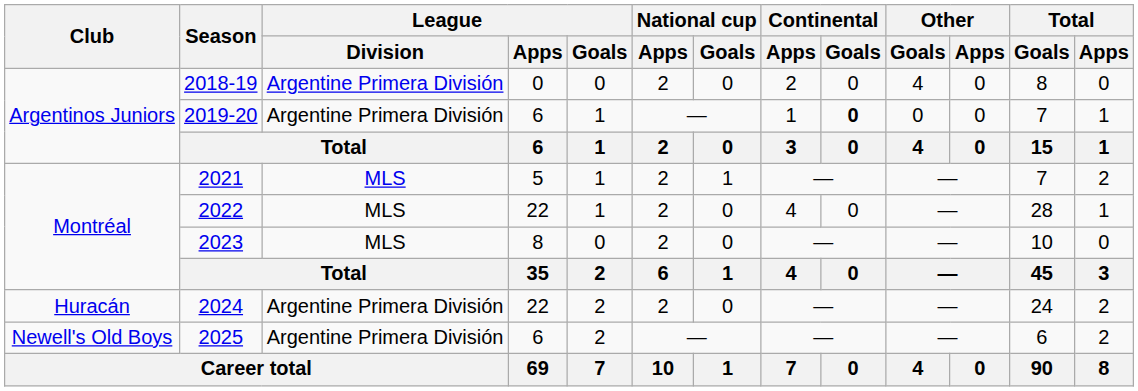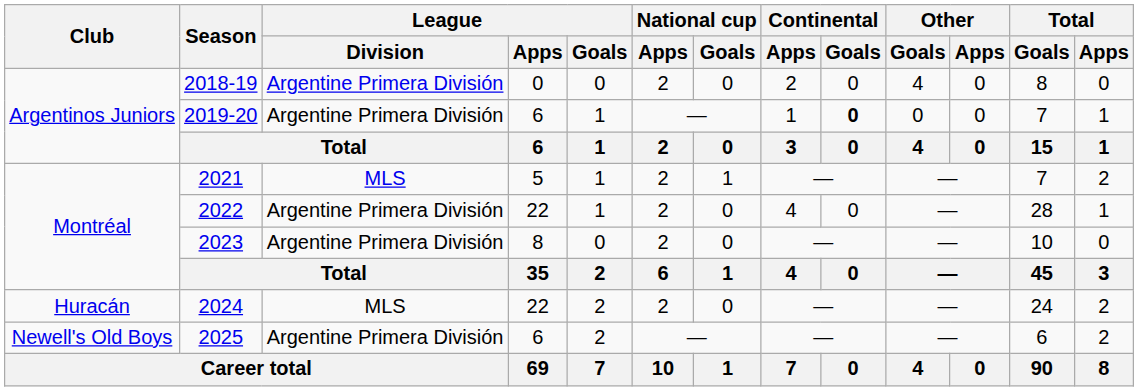(385, 210) MLS -> (385, 210) Argentine Primera División
(385, 242) MLS -> (385, 242) Argentine Primera División
(385, 305) Argentine Primera División -> (385, 305) MLS
